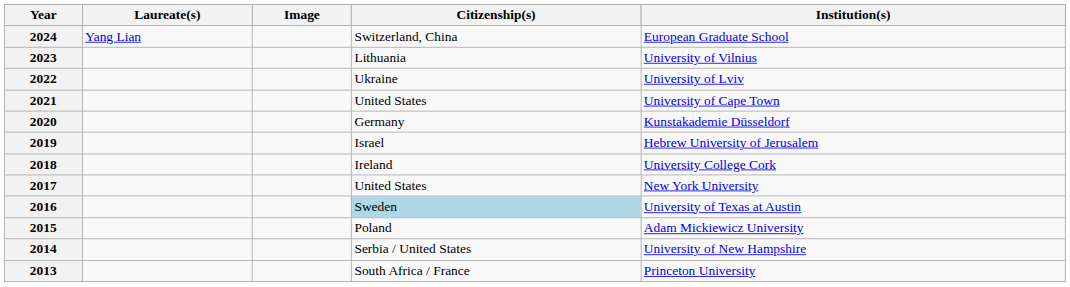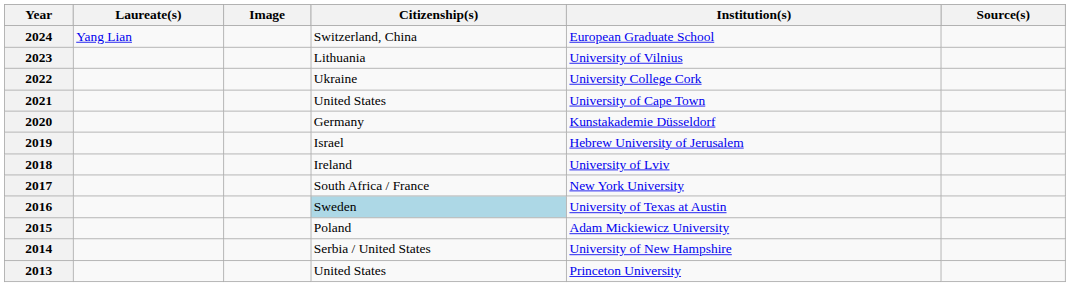+ column: (1003, 15)
(694, 79) University of Lviv -> (636, 79) University College Cork
(710, 164) University College Cork -> (619, 164) University of Lviv
(390, 185) United States -> (372, 185) South Africa / France
(412, 270) South Africa / France -> (350, 270) United States
